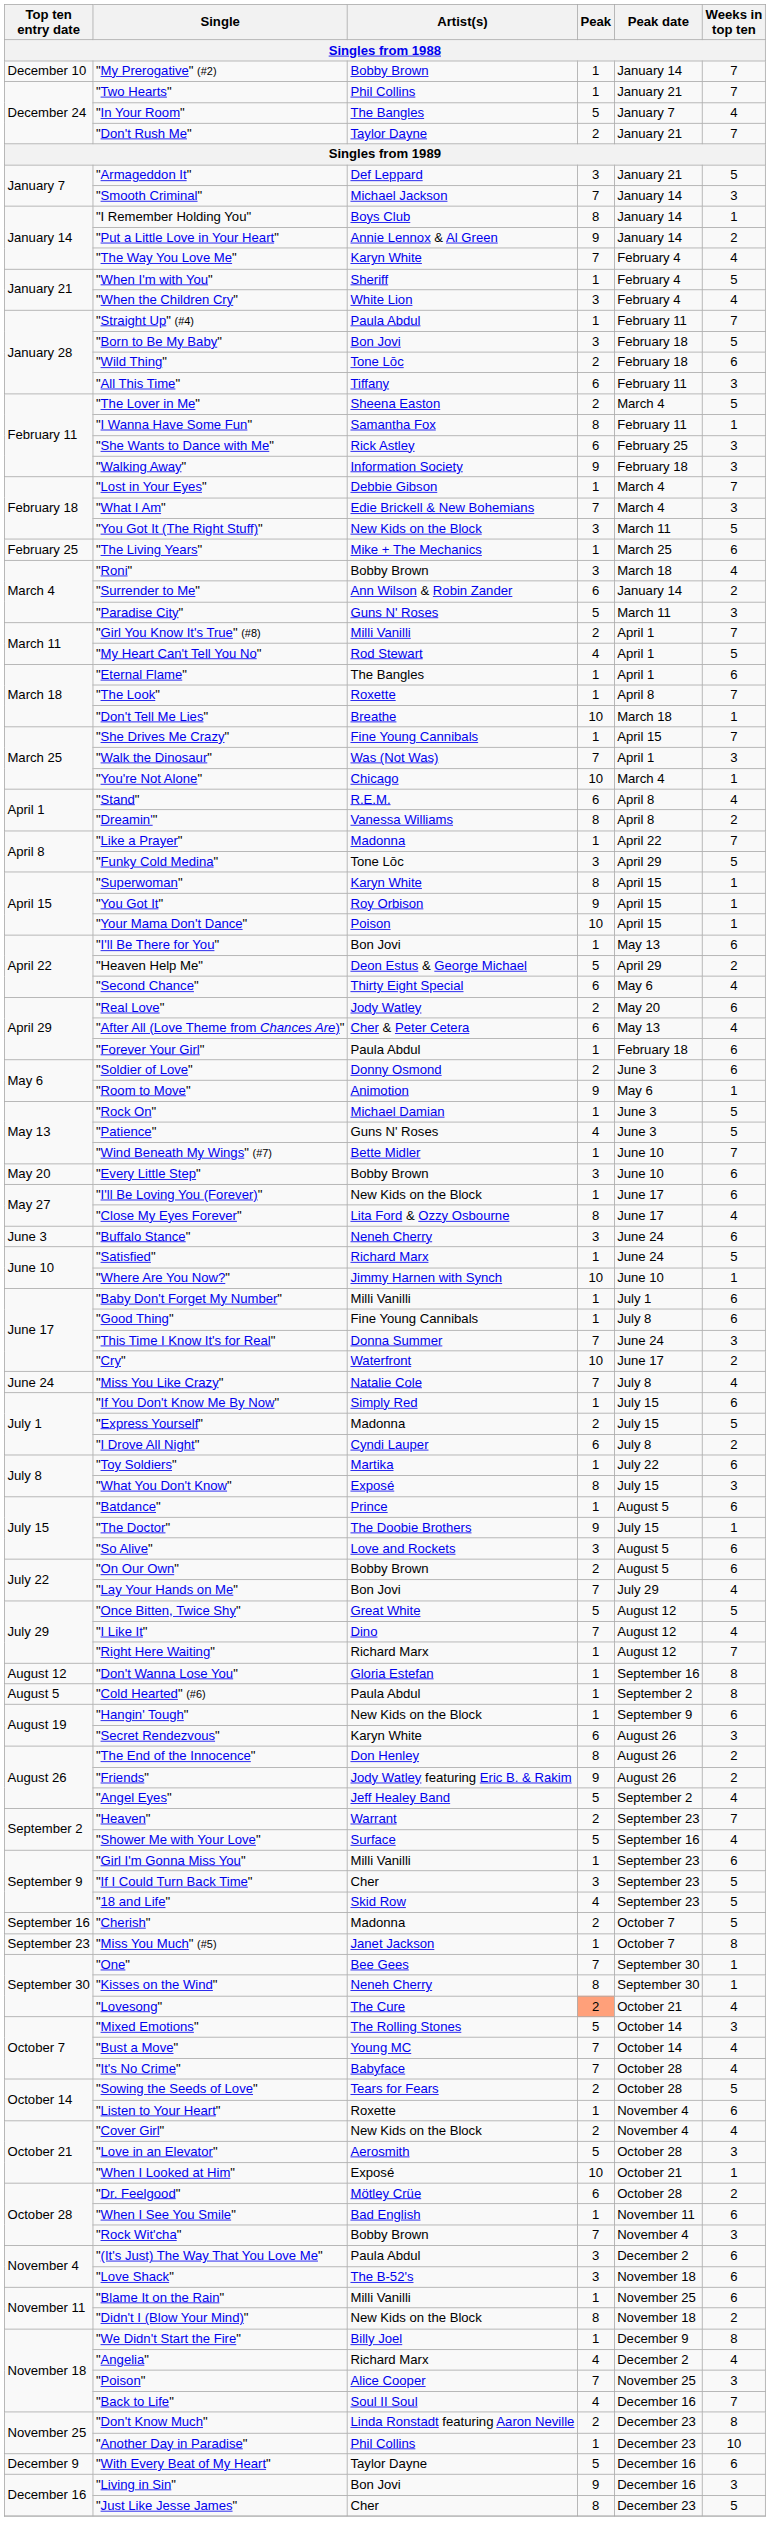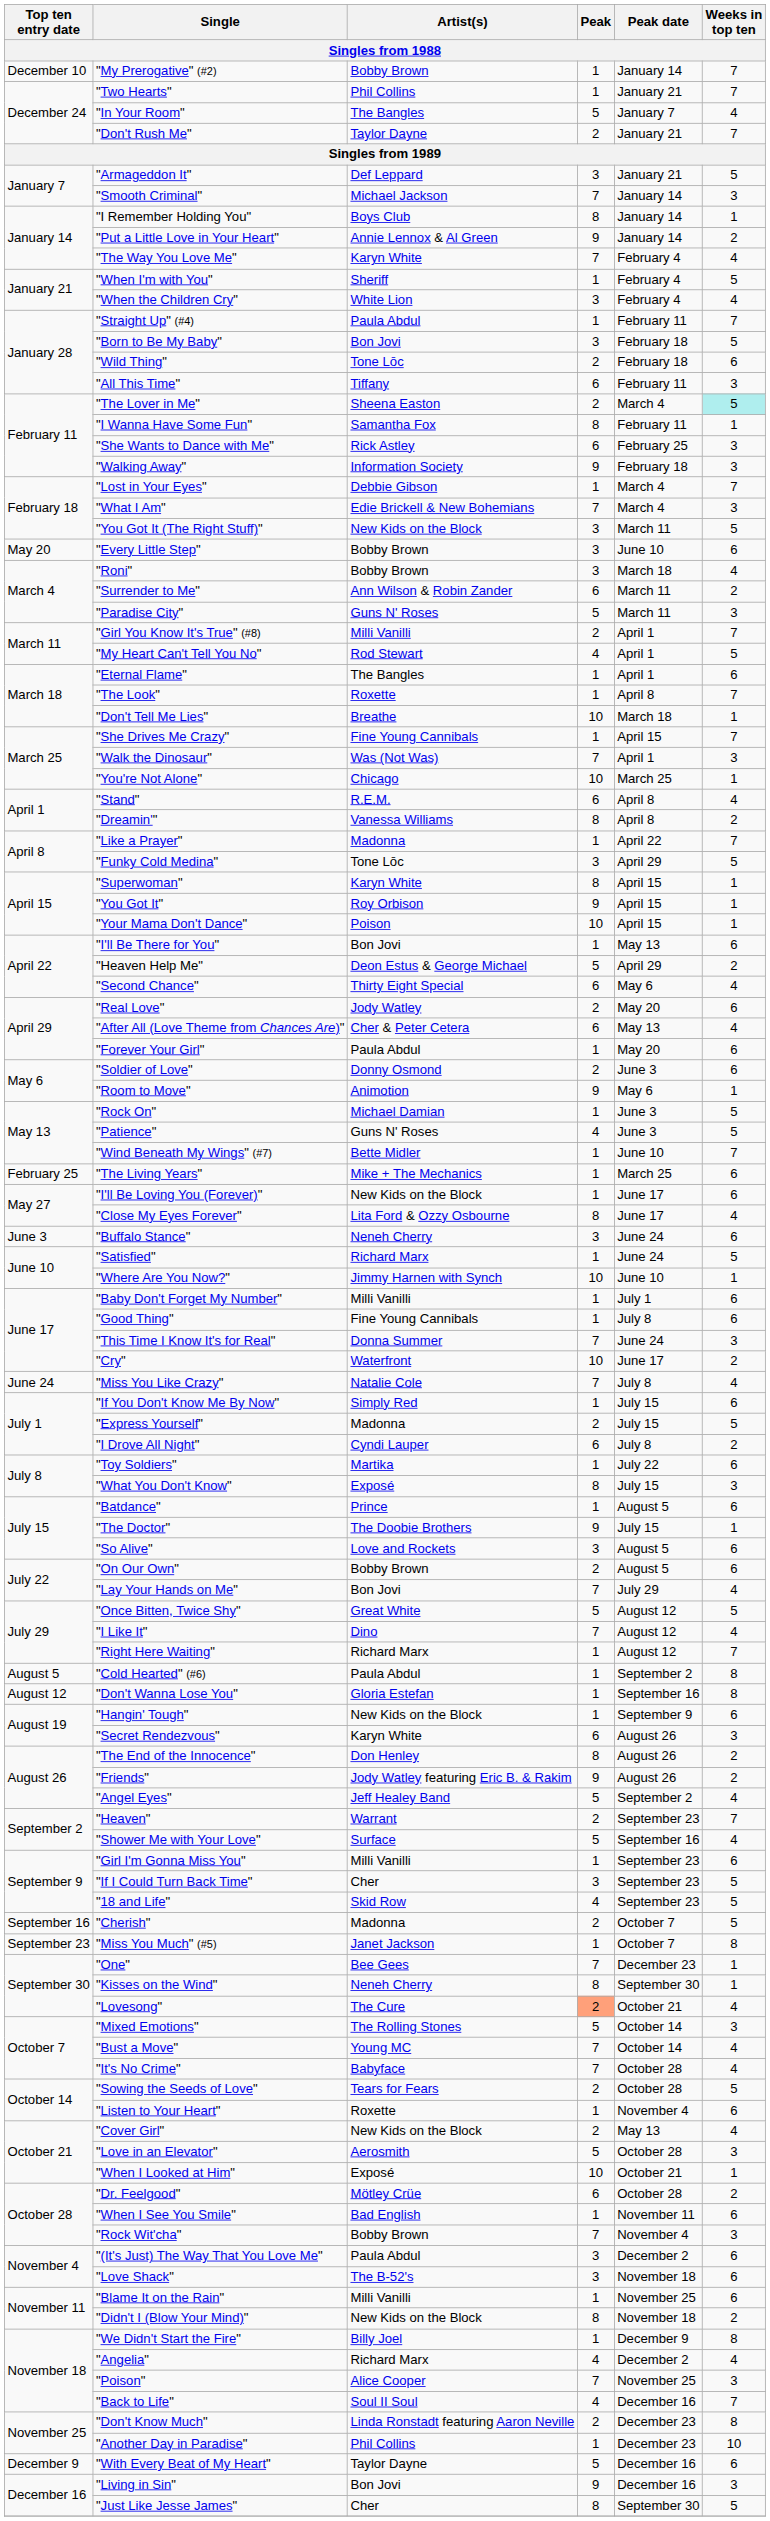(734, 404) no background -> (734, 404) paleturquoise background
rows swapped: (149, 549) <-> (148, 1174)
(650, 591) January 14 -> (644, 591) March 11
(641, 778) March 4 -> (644, 778) March 25
(652, 1049) February 18 -> (639, 1049) May 20
rows swapped: (151, 1694) <-> (167, 1673)
(658, 1964) September 30 -> (657, 1964) December 23
(653, 2131) November 4 -> (639, 2131) May 13
(657, 2505) December 23 -> (658, 2505) September 30
